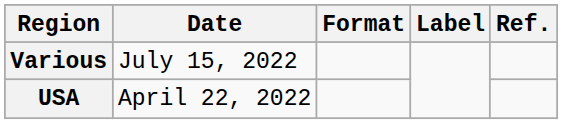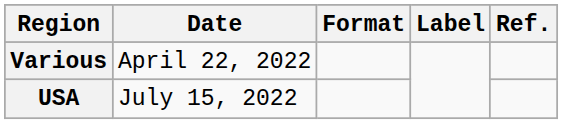(208, 61) July 15, 2022 -> (215, 61) April 22, 2022
(215, 99) April 22, 2022 -> (208, 99) July 15, 2022
